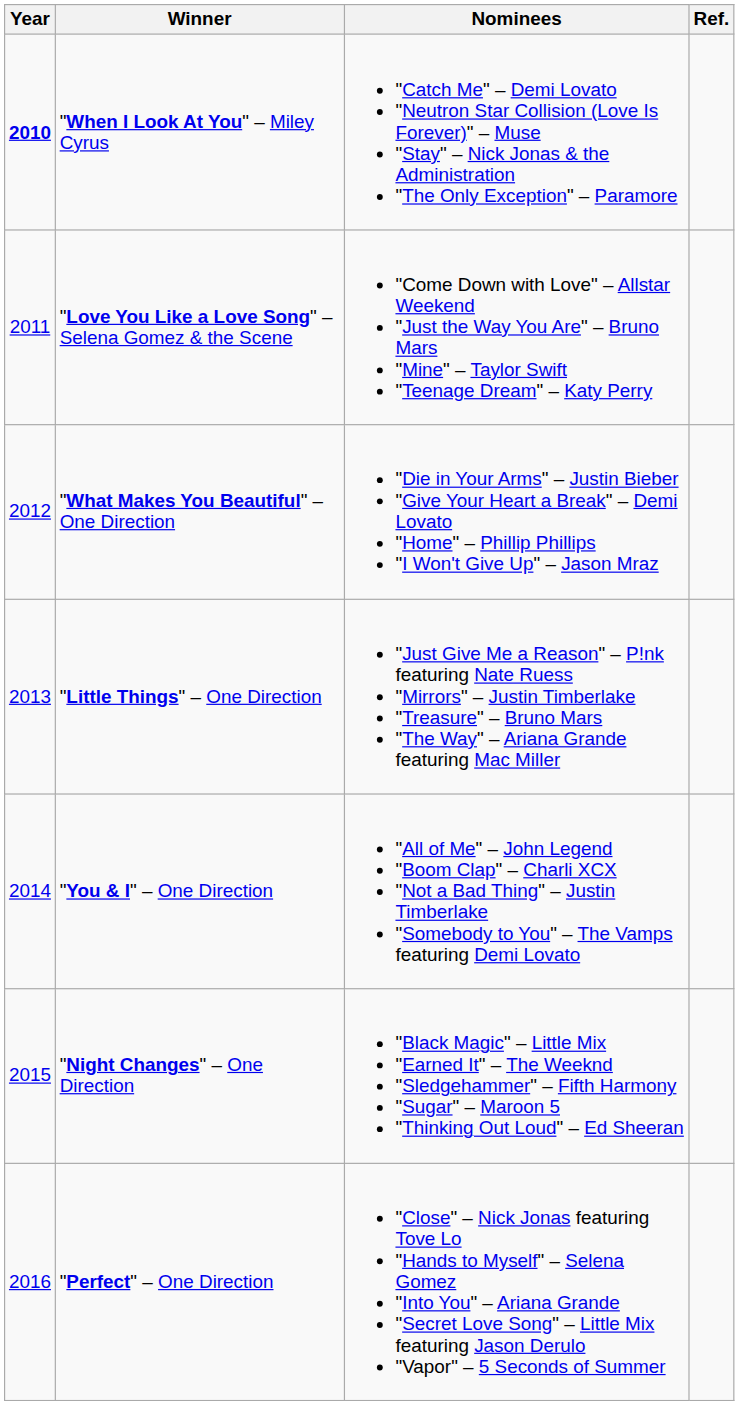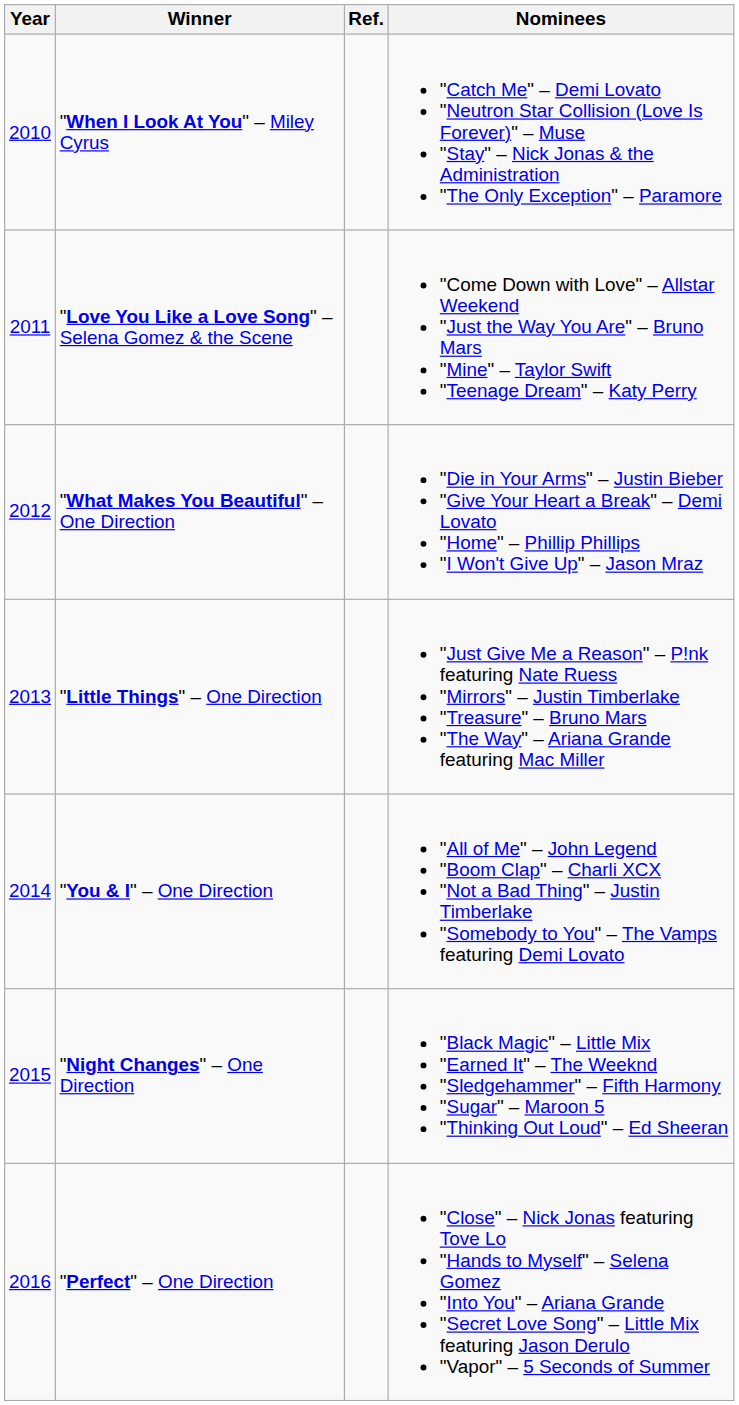columns swapped: (517, 19) <-> (711, 19)
(30, 132) bold -> (30, 132) normal
